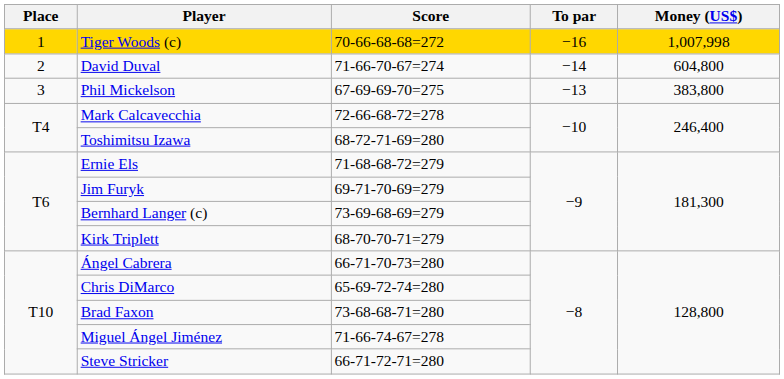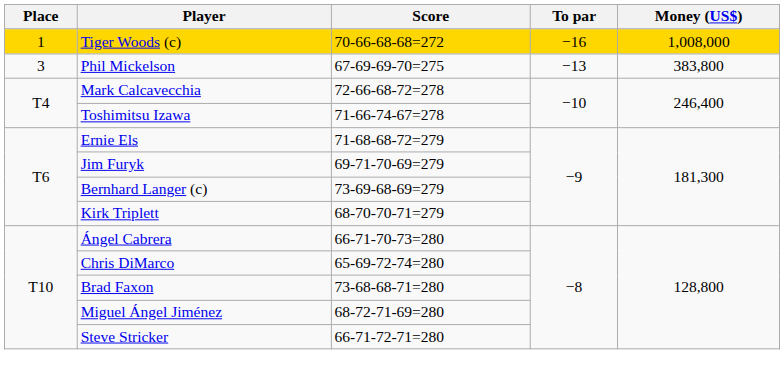(699, 41) 1,007,998 -> (699, 41) 1,008,000
- row: (121, 66)
(389, 139) 68-72-71-69=280 -> (389, 115) 71-66-74-67=278
(389, 336) 71-66-74-67=278 -> (389, 312) 68-72-71-69=280
